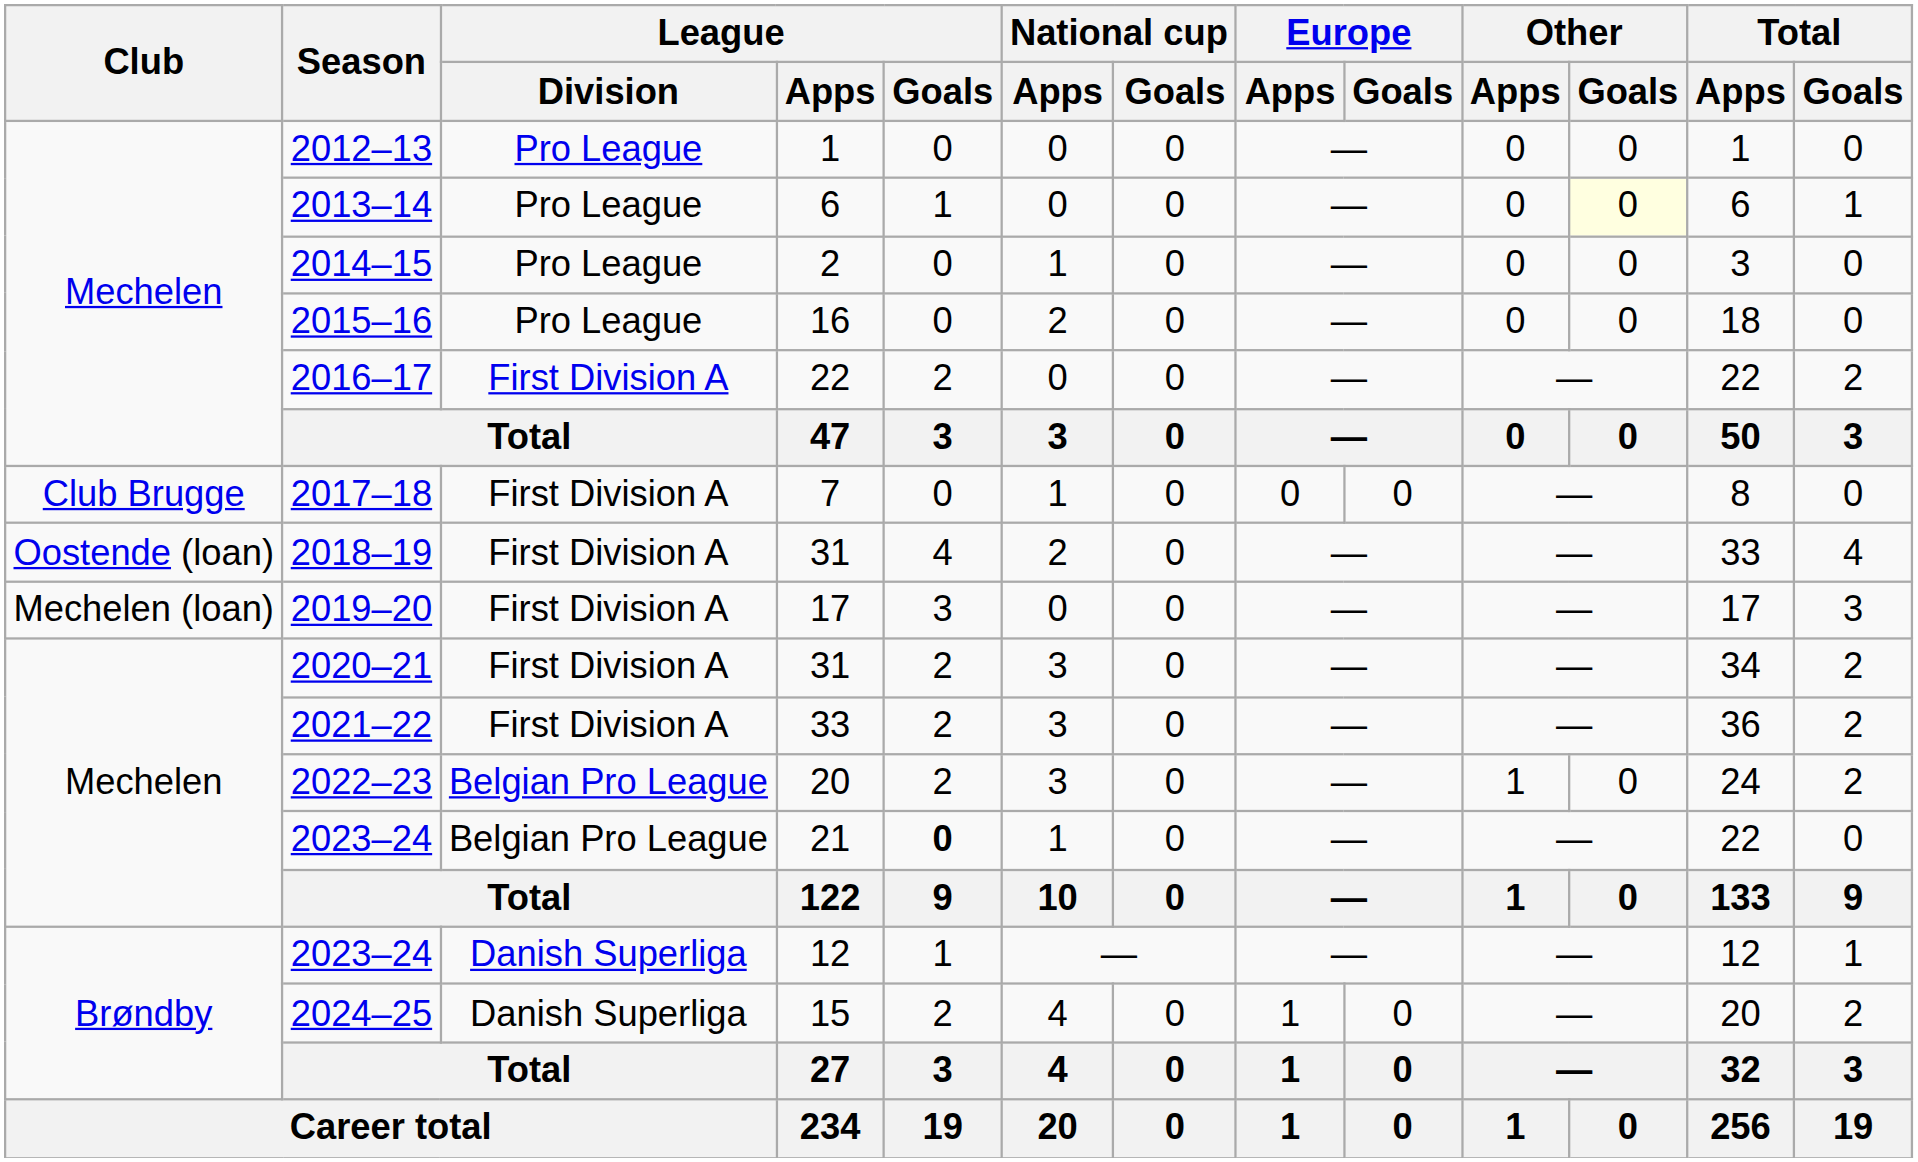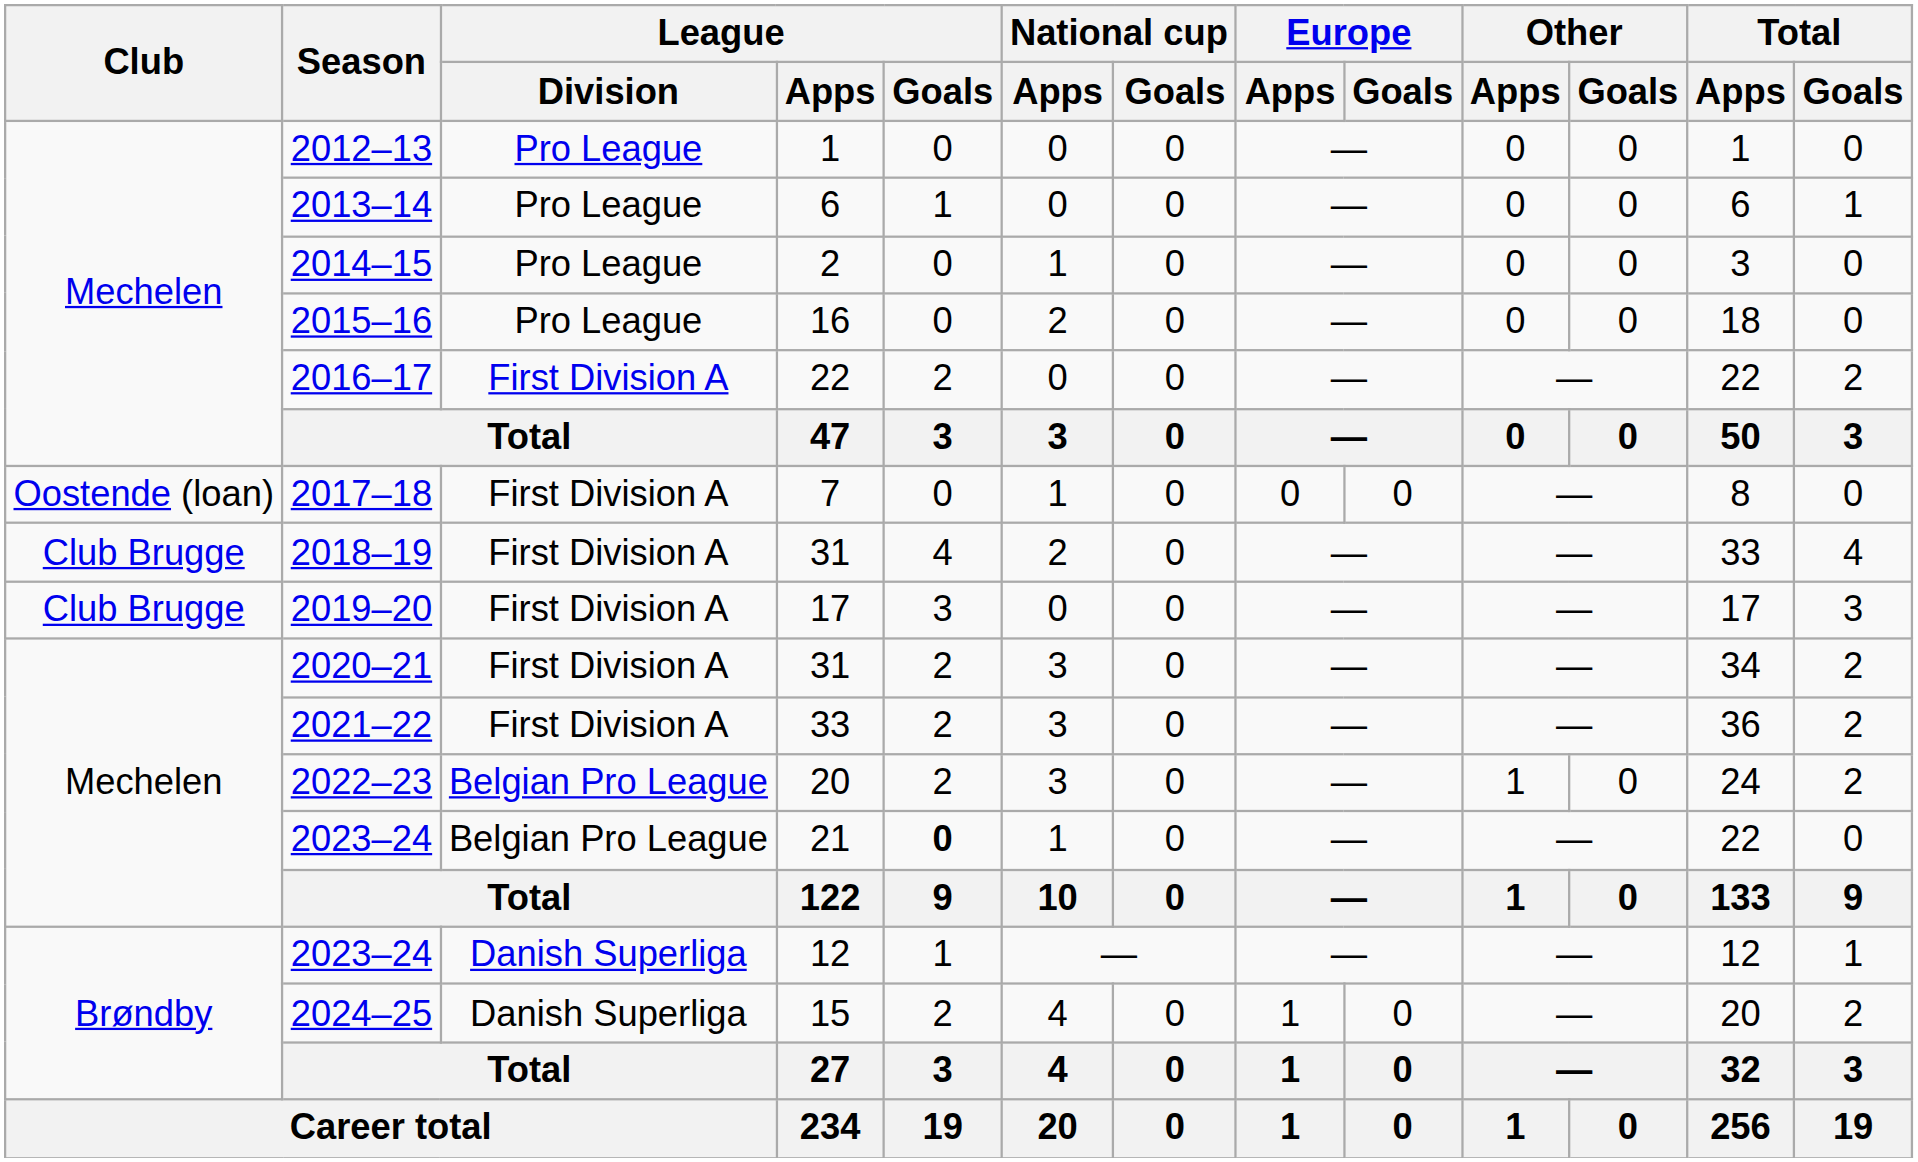(1628, 206) lightyellow background -> (1628, 206) no background
(144, 494) Club Brugge -> (144, 494) Oostende (loan)
(144, 551) Oostende (loan) -> (144, 551) Club Brugge
(144, 609) Mechelen (loan) -> (144, 609) Club Brugge
